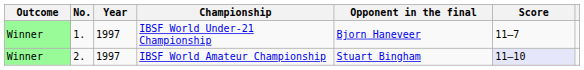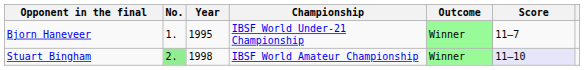columns swapped: (38, 13) <-> (414, 13)
(108, 35) 1997 -> (200, 35) 1995
(79, 57) no background -> (172, 57) lightgreen background
(108, 57) 1997 -> (200, 57) 1998
